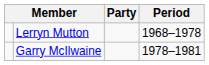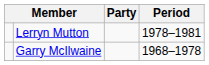(172, 32) 1968–1978 -> (172, 32) 1978–1981
(172, 51) 1978–1981 -> (172, 51) 1968–1978
